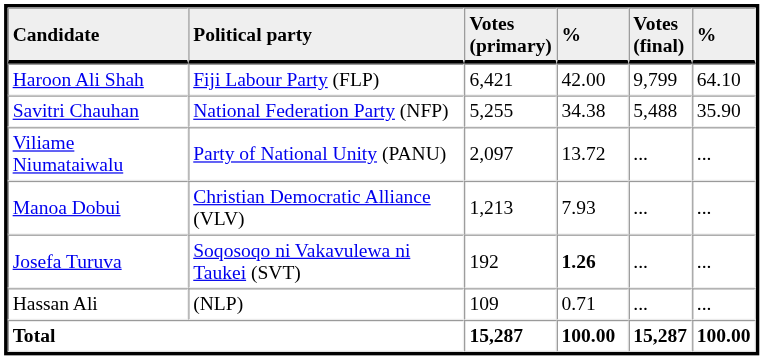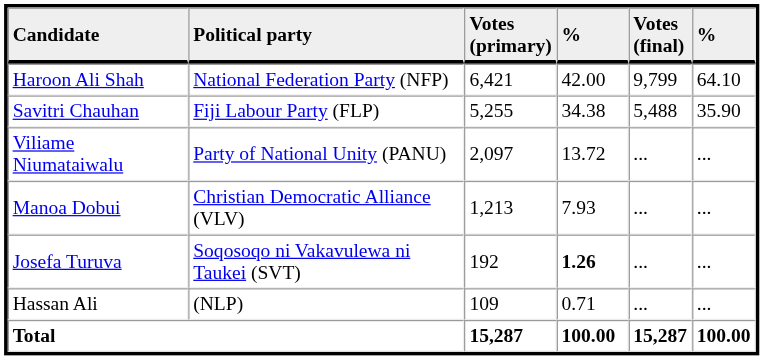(286, 79) Fiji Labour Party (FLP) -> (321, 79) National Federation Party (NFP)
(321, 111) National Federation Party (NFP) -> (286, 111) Fiji Labour Party (FLP)
